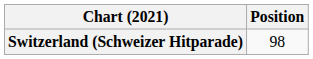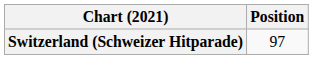(277, 41) 98 -> (277, 41) 97
